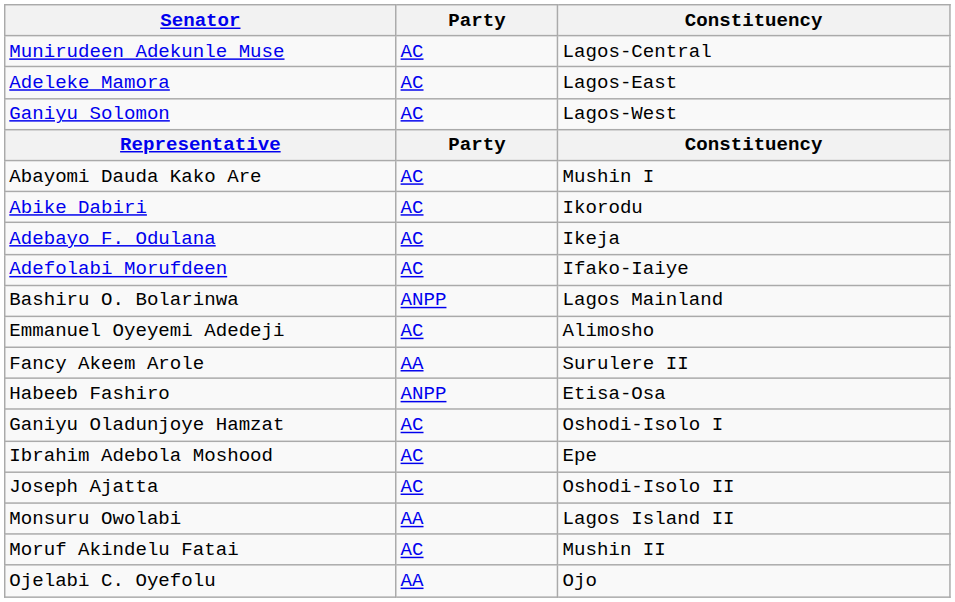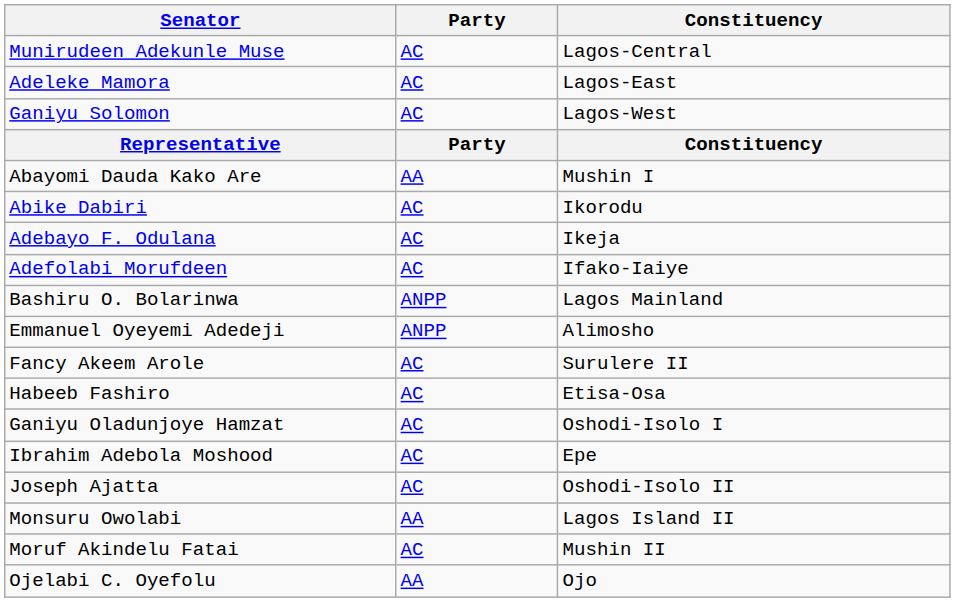(412, 176) AC -> (412, 176) AA
(412, 332) AC -> (424, 332) ANPP
(412, 363) AA -> (412, 363) AC
(424, 394) ANPP -> (412, 394) AC
